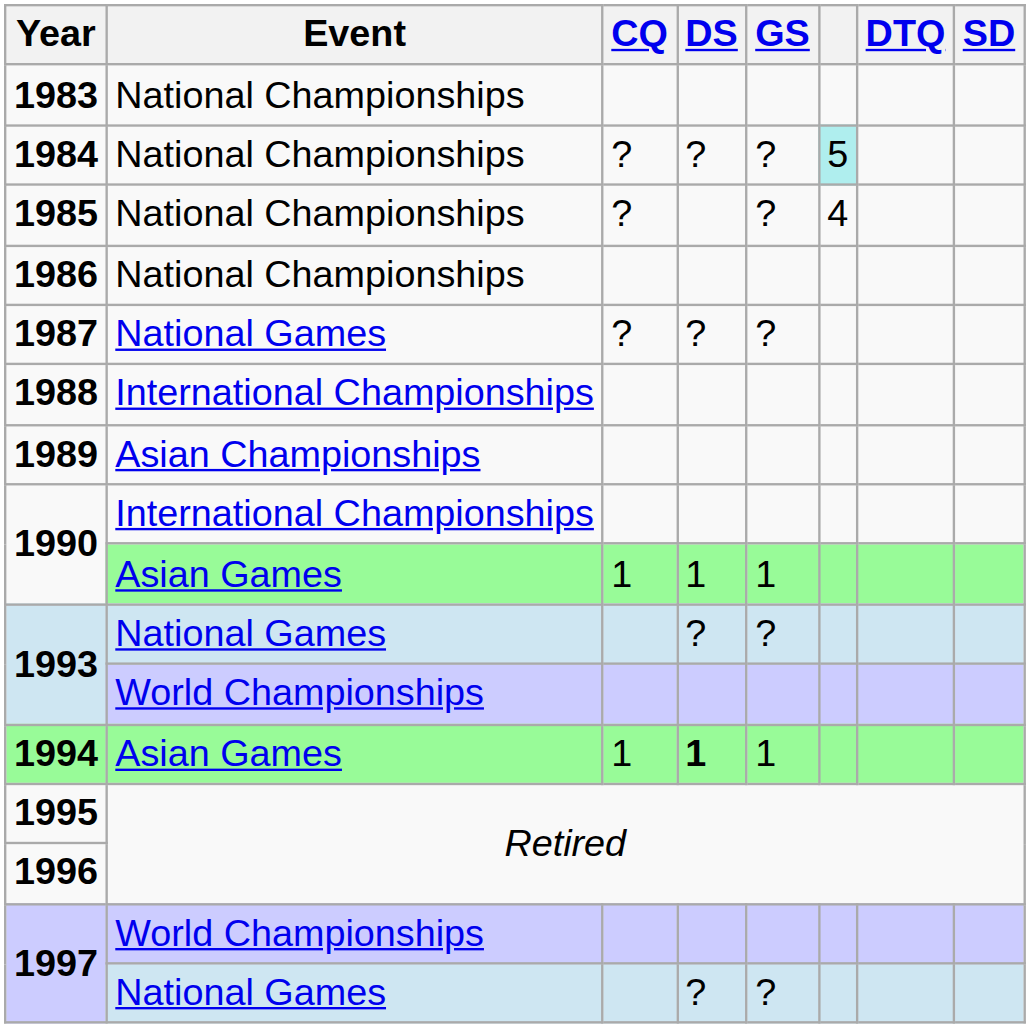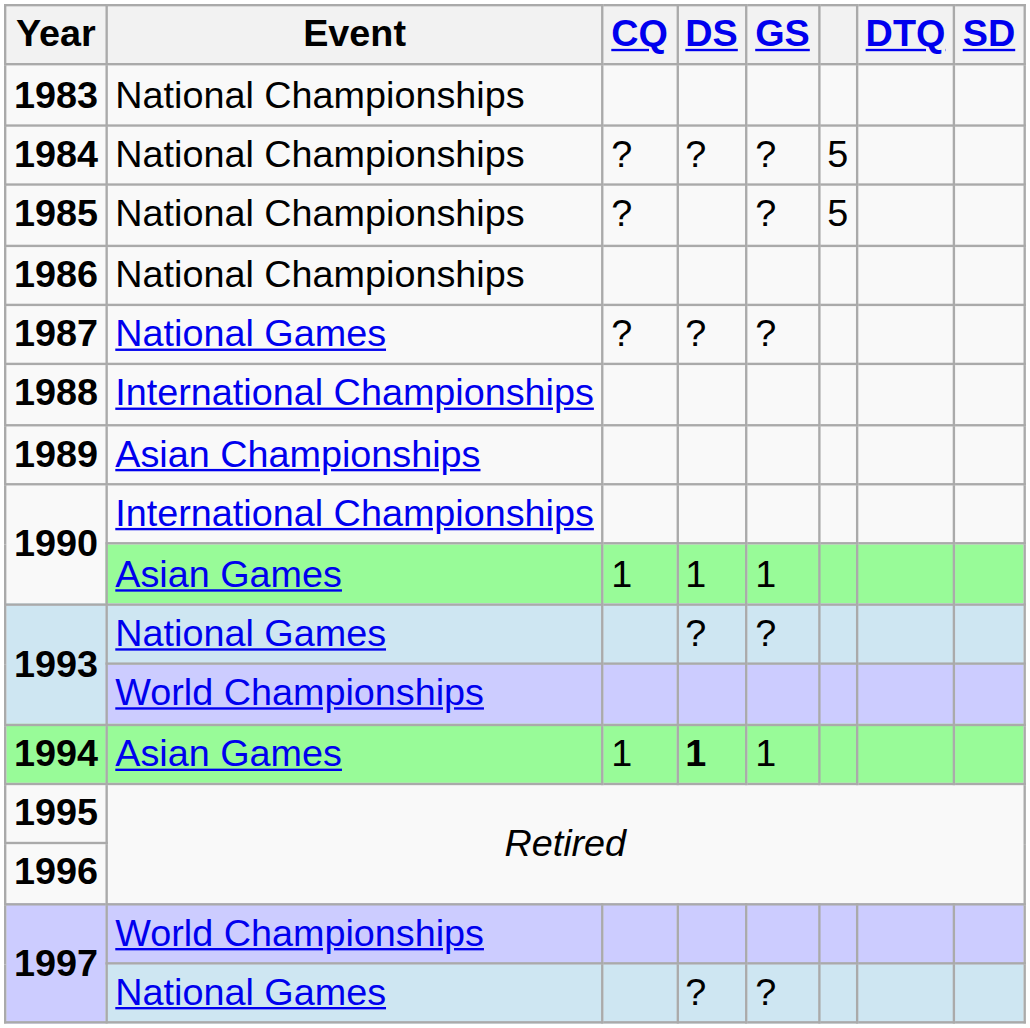(838, 154) paleturquoise background -> (838, 154) no background
(838, 214) 4 -> (838, 214) 5
